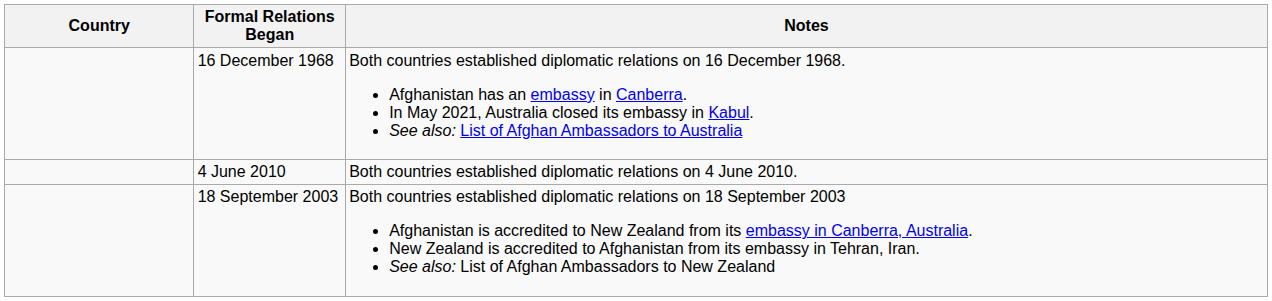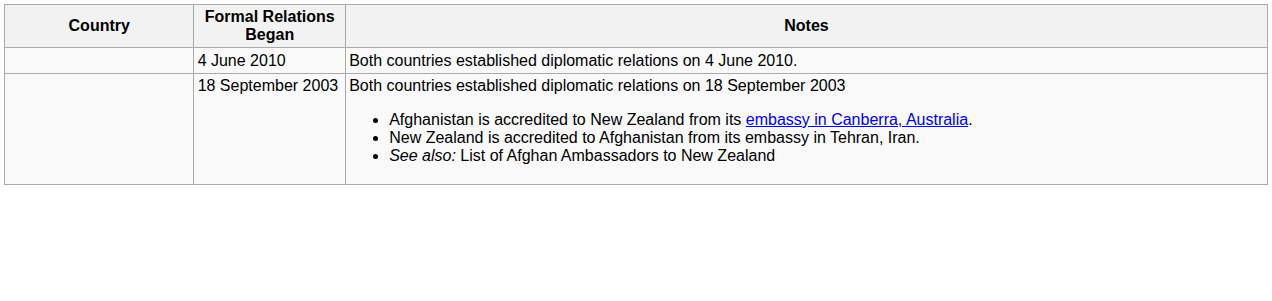- row: (266, 60)
